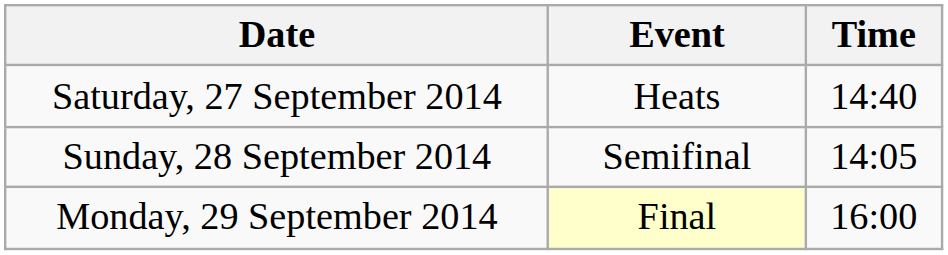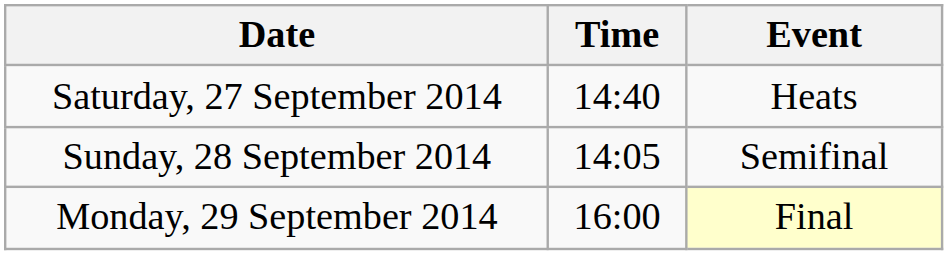columns swapped: (874, 34) <-> (677, 34)
